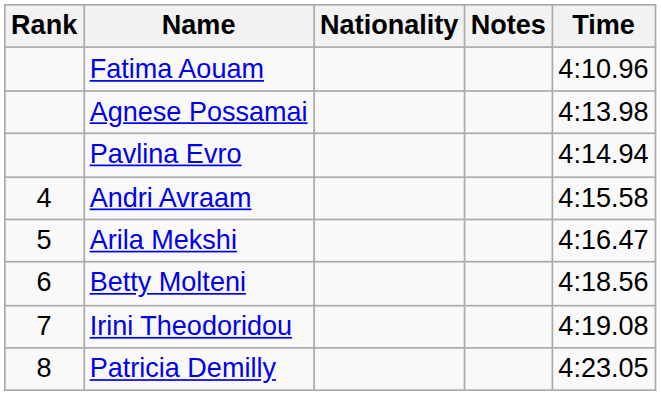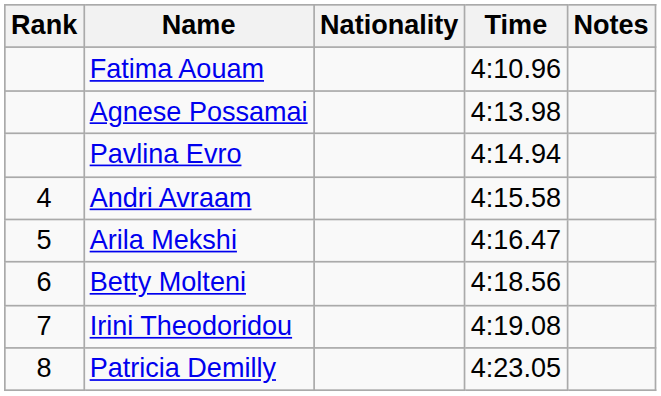columns swapped: (603, 25) <-> (508, 25)
